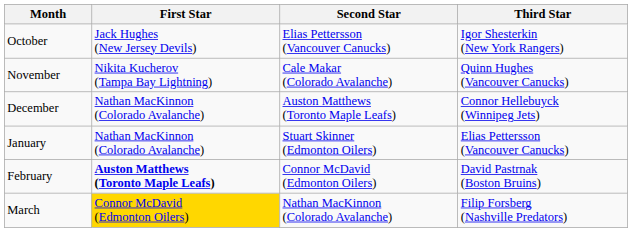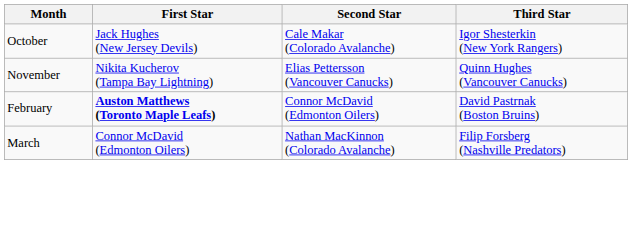(336, 41) Elias Pettersson (Vancouver Canucks) -> (340, 41) Cale Makar (Colorado Avalanche)
(337, 75) Cale Makar (Colorado Avalanche) -> (339, 75) Elias Pettersson (Vancouver Canucks)
- row: (33, 108)
- row: (27, 142)
(142, 210) gold background -> (142, 142) no background
